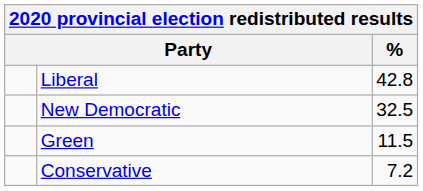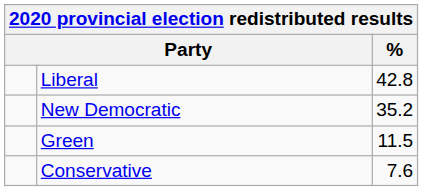(395, 110) 32.5 -> (395, 110) 35.2
(400, 170) 7.2 -> (400, 170) 7.6
